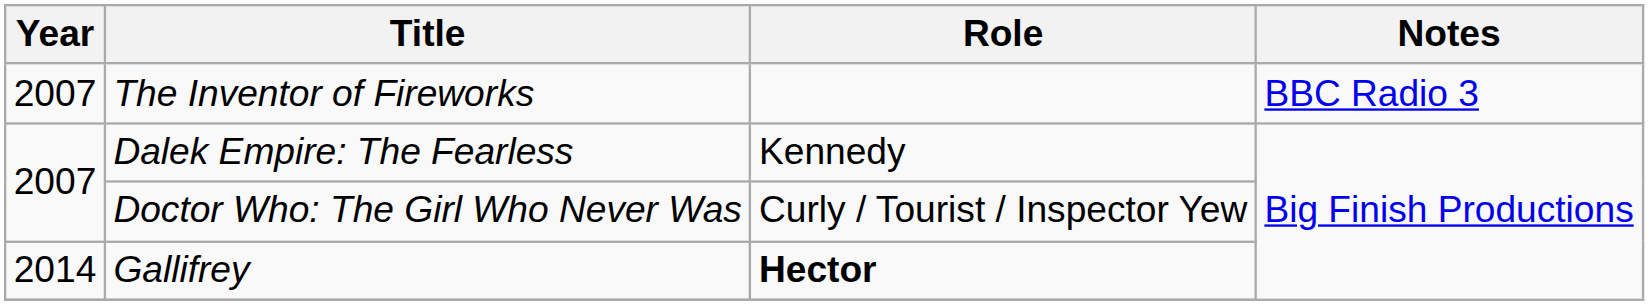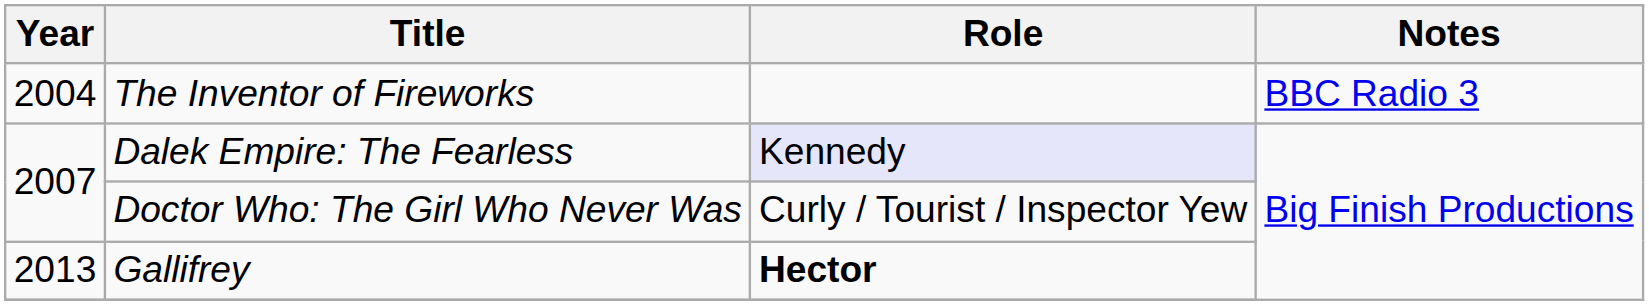(55, 92) 2007 -> (55, 92) 2004
(832, 151) no background -> (832, 151) lavender background
(55, 269) 2014 -> (55, 269) 2013
